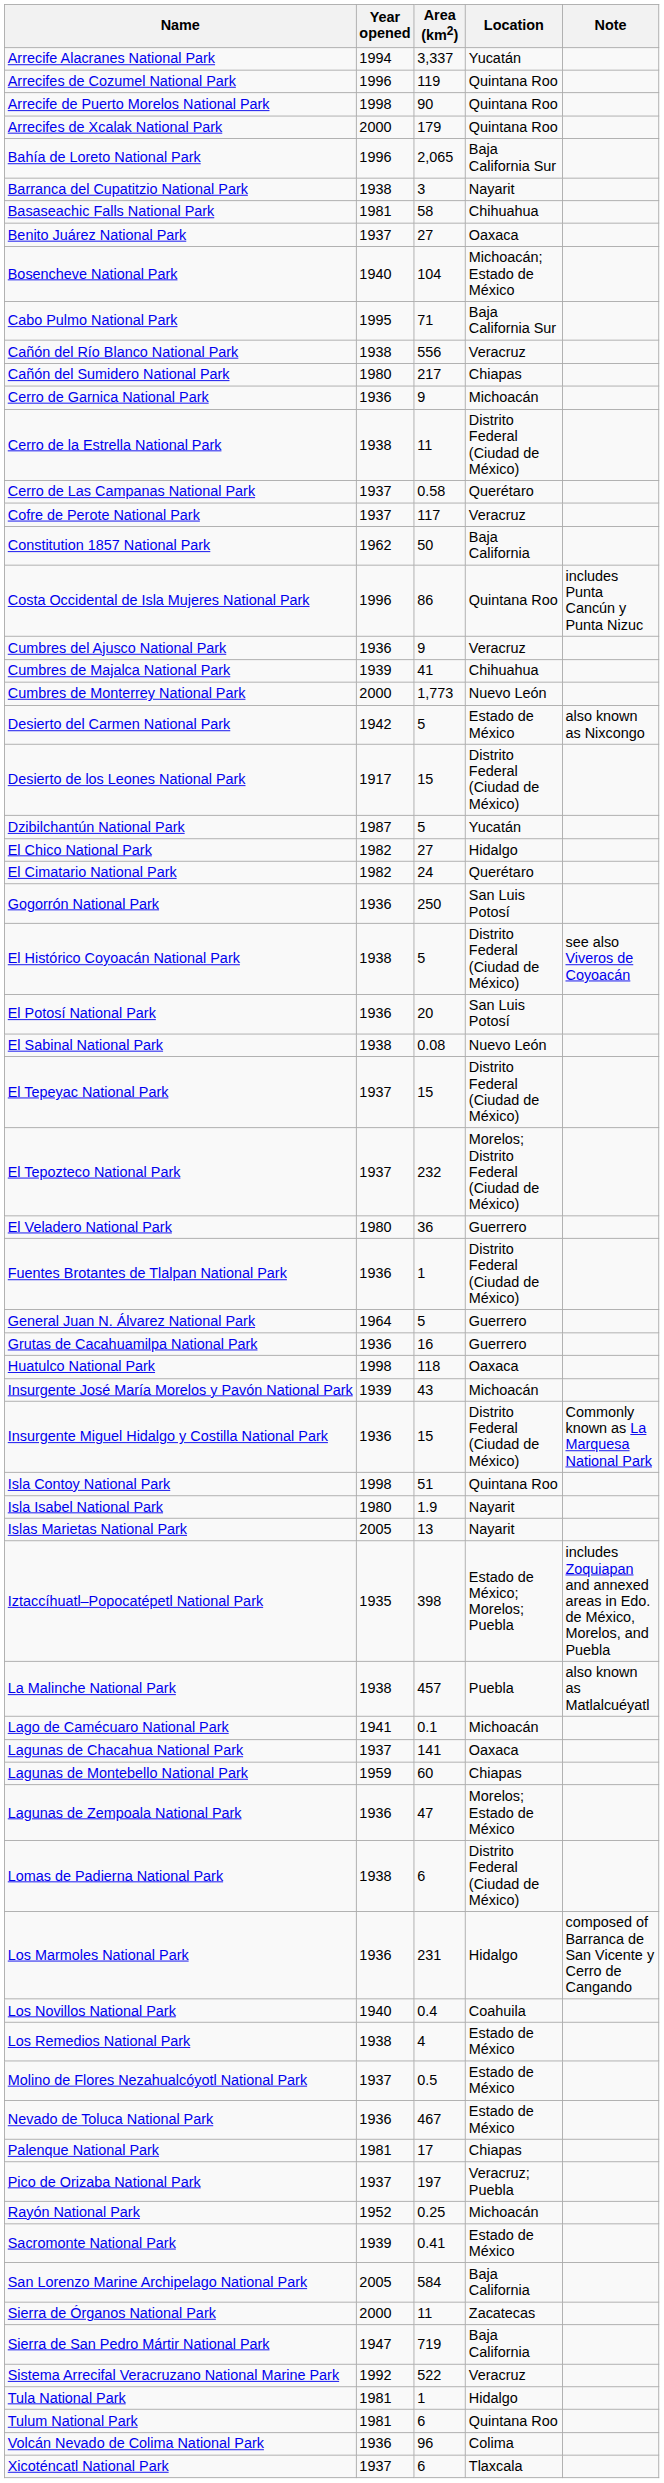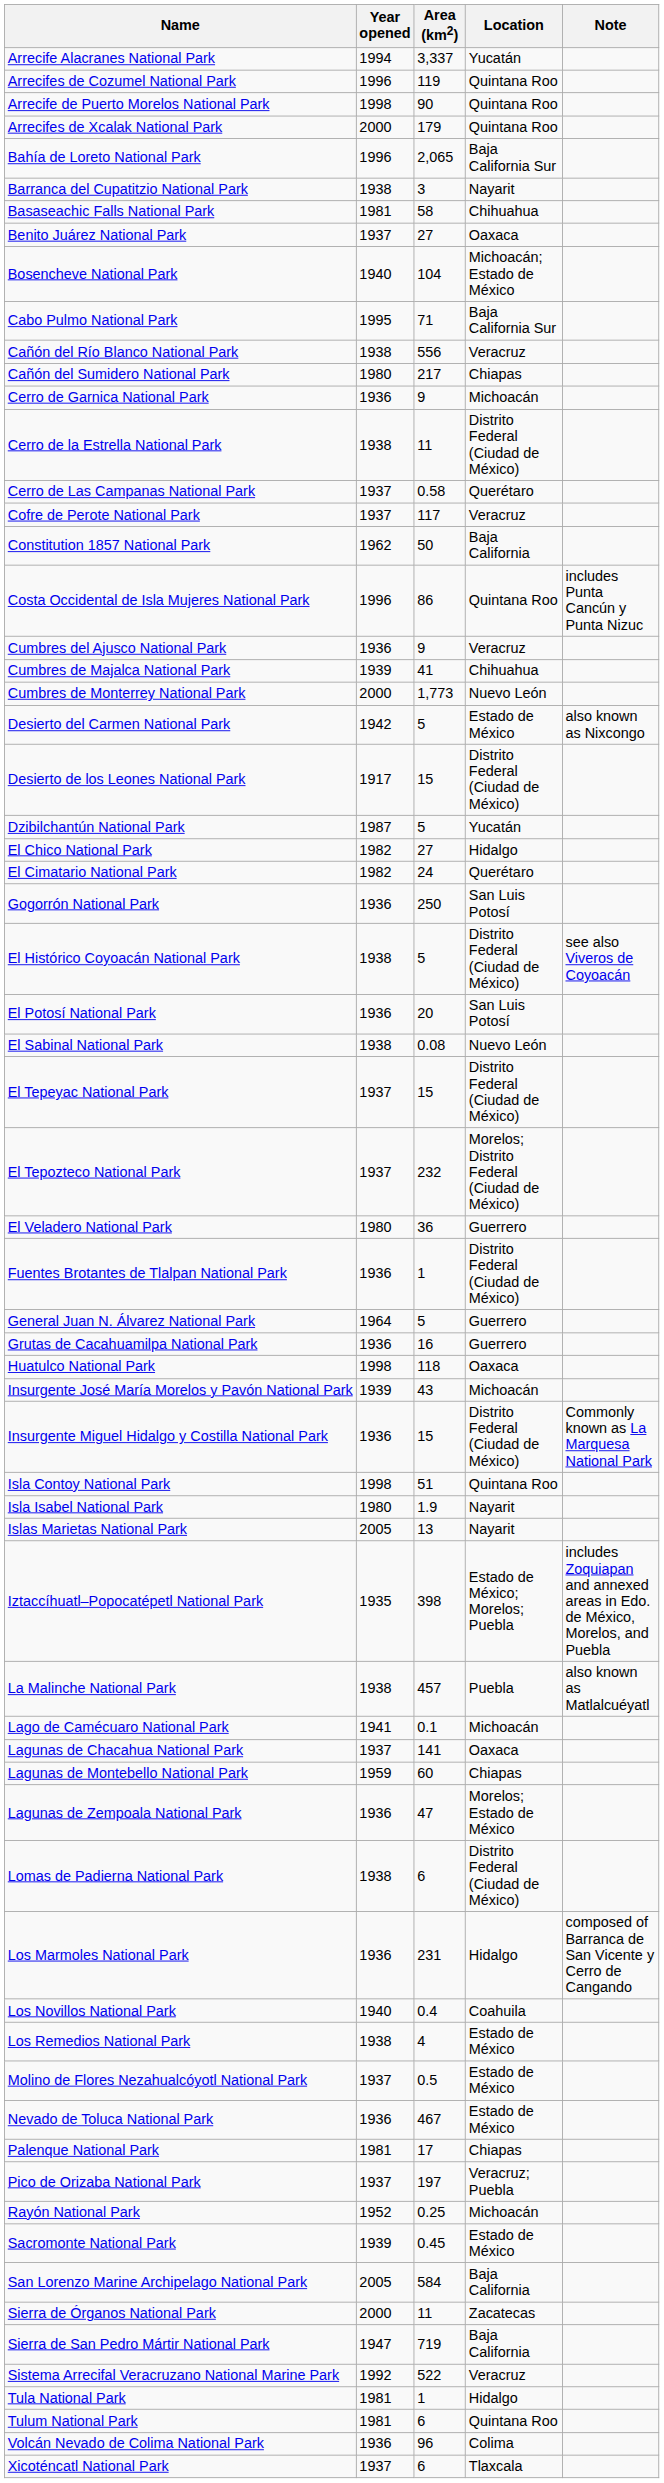(431, 2243) 0.41 -> (431, 2243) 0.45
